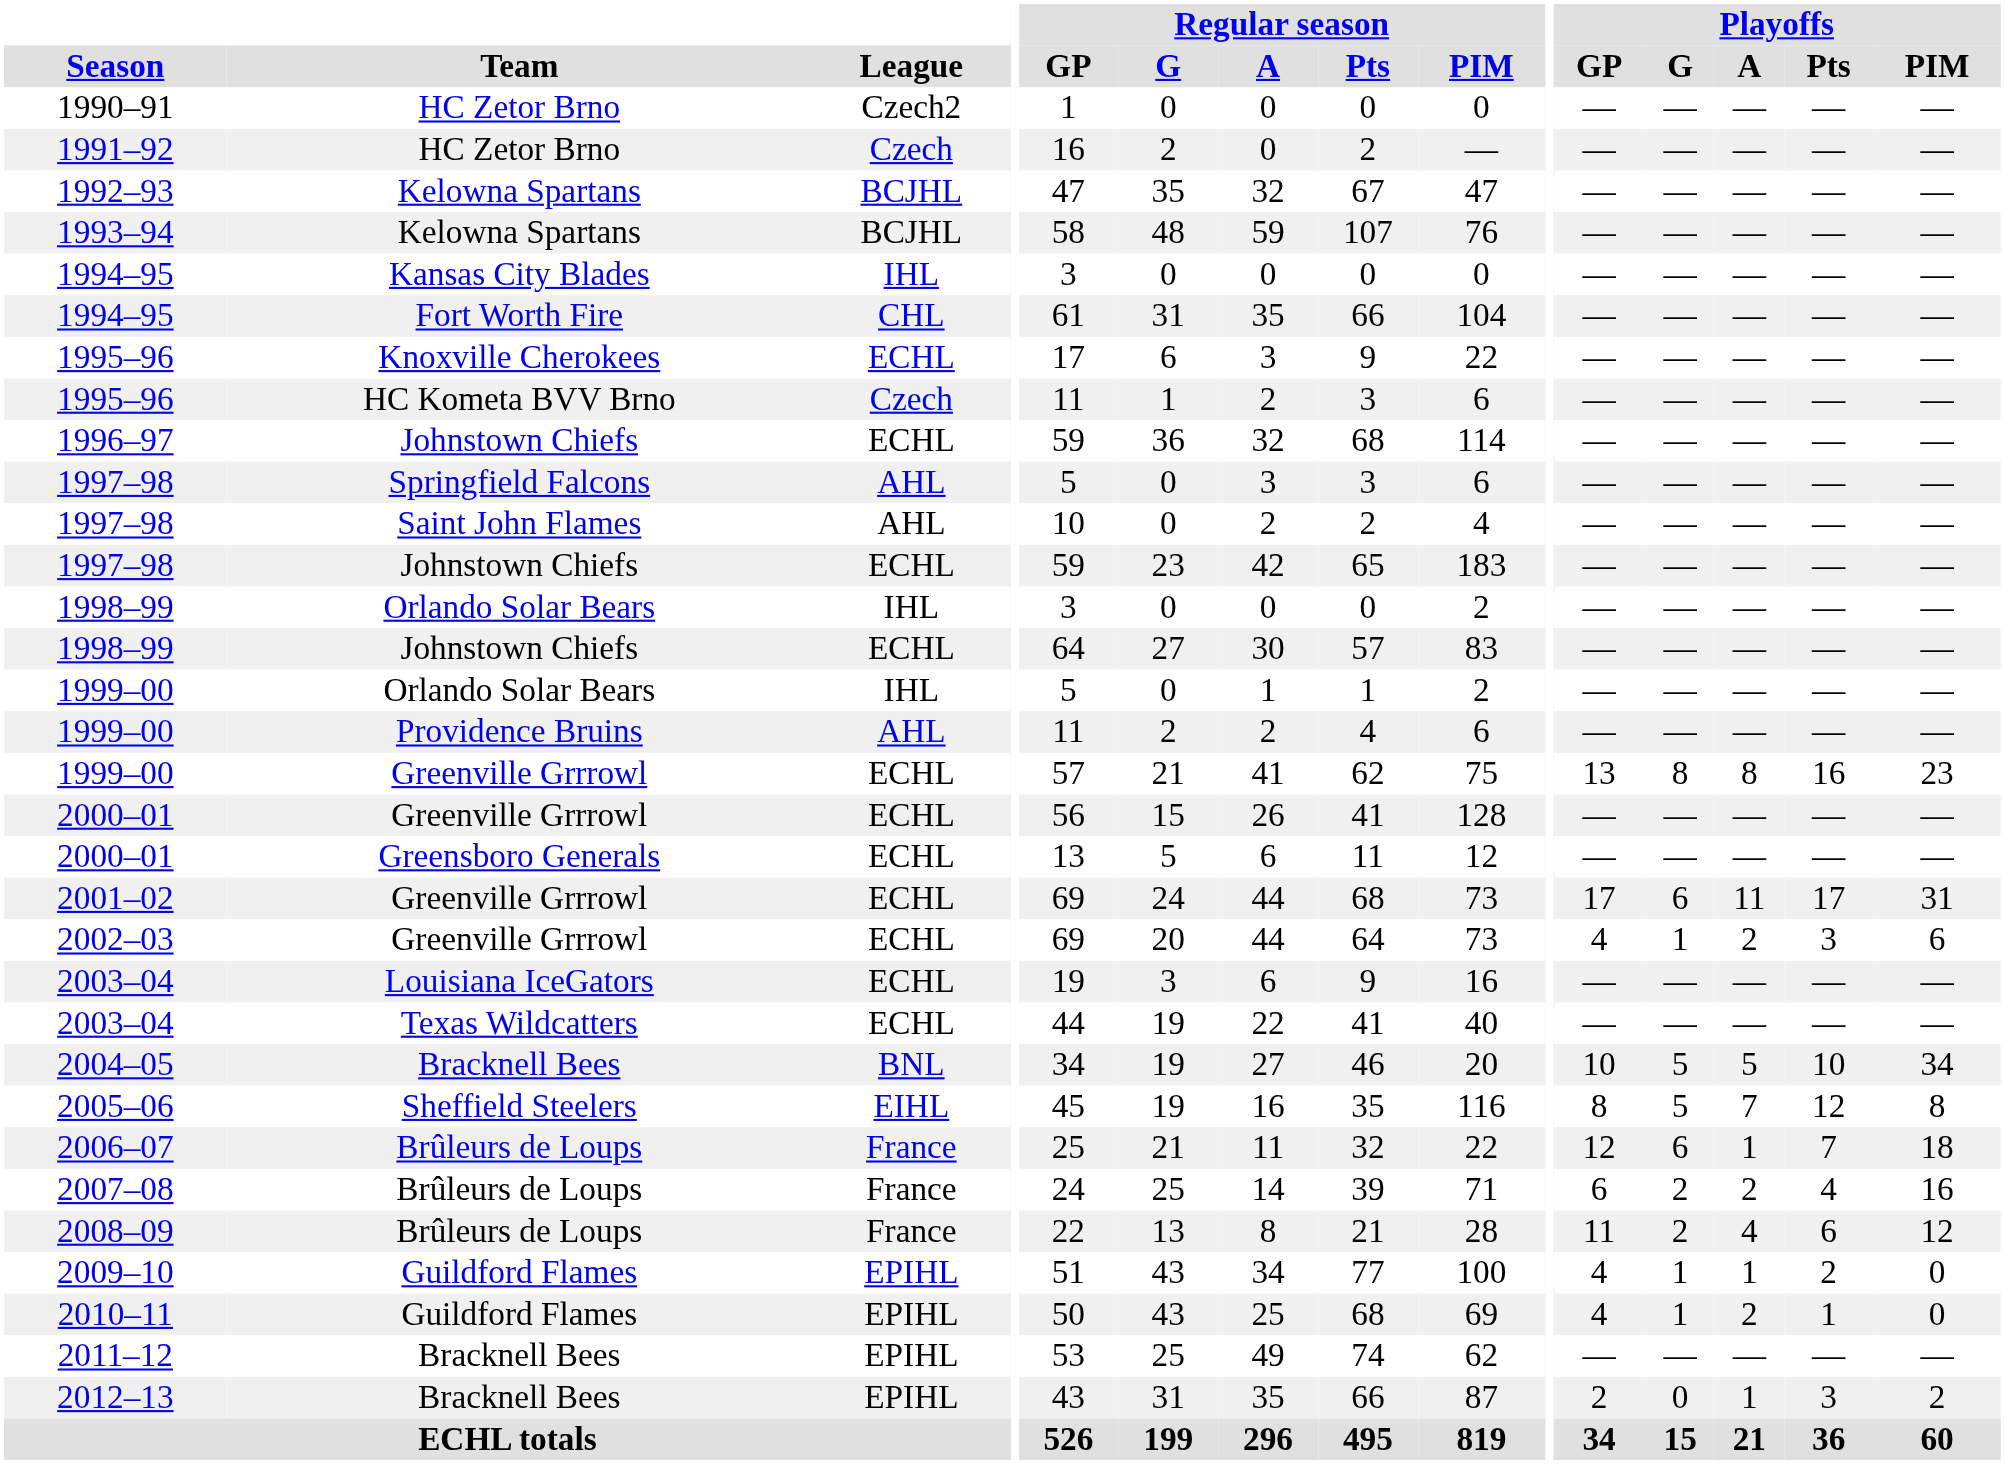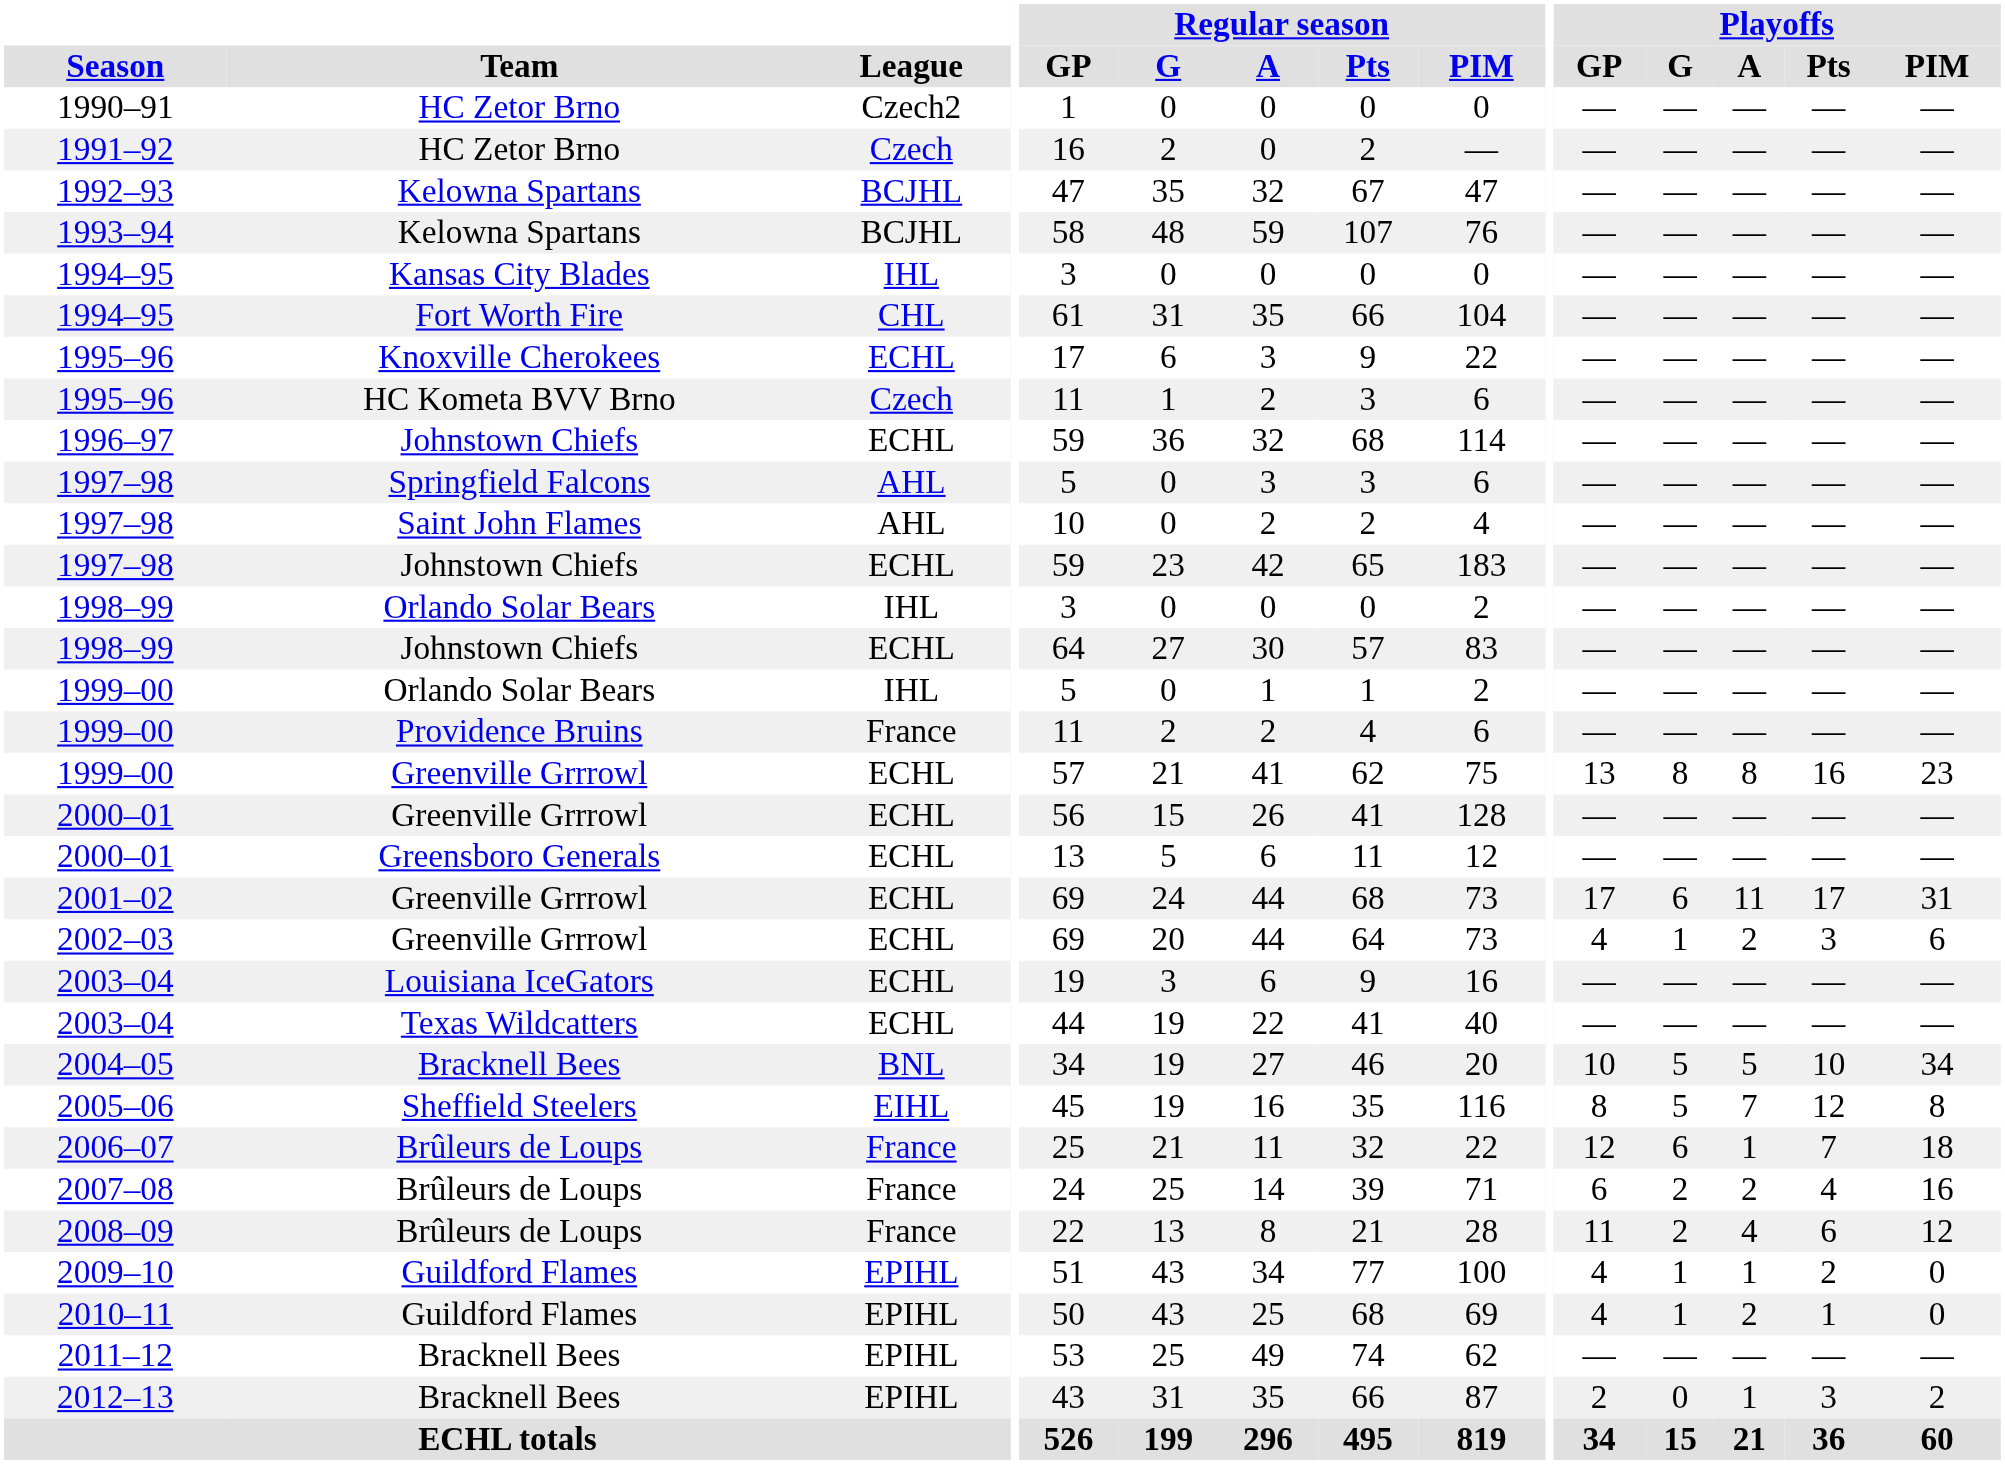(911, 731) AHL -> (911, 731) France
